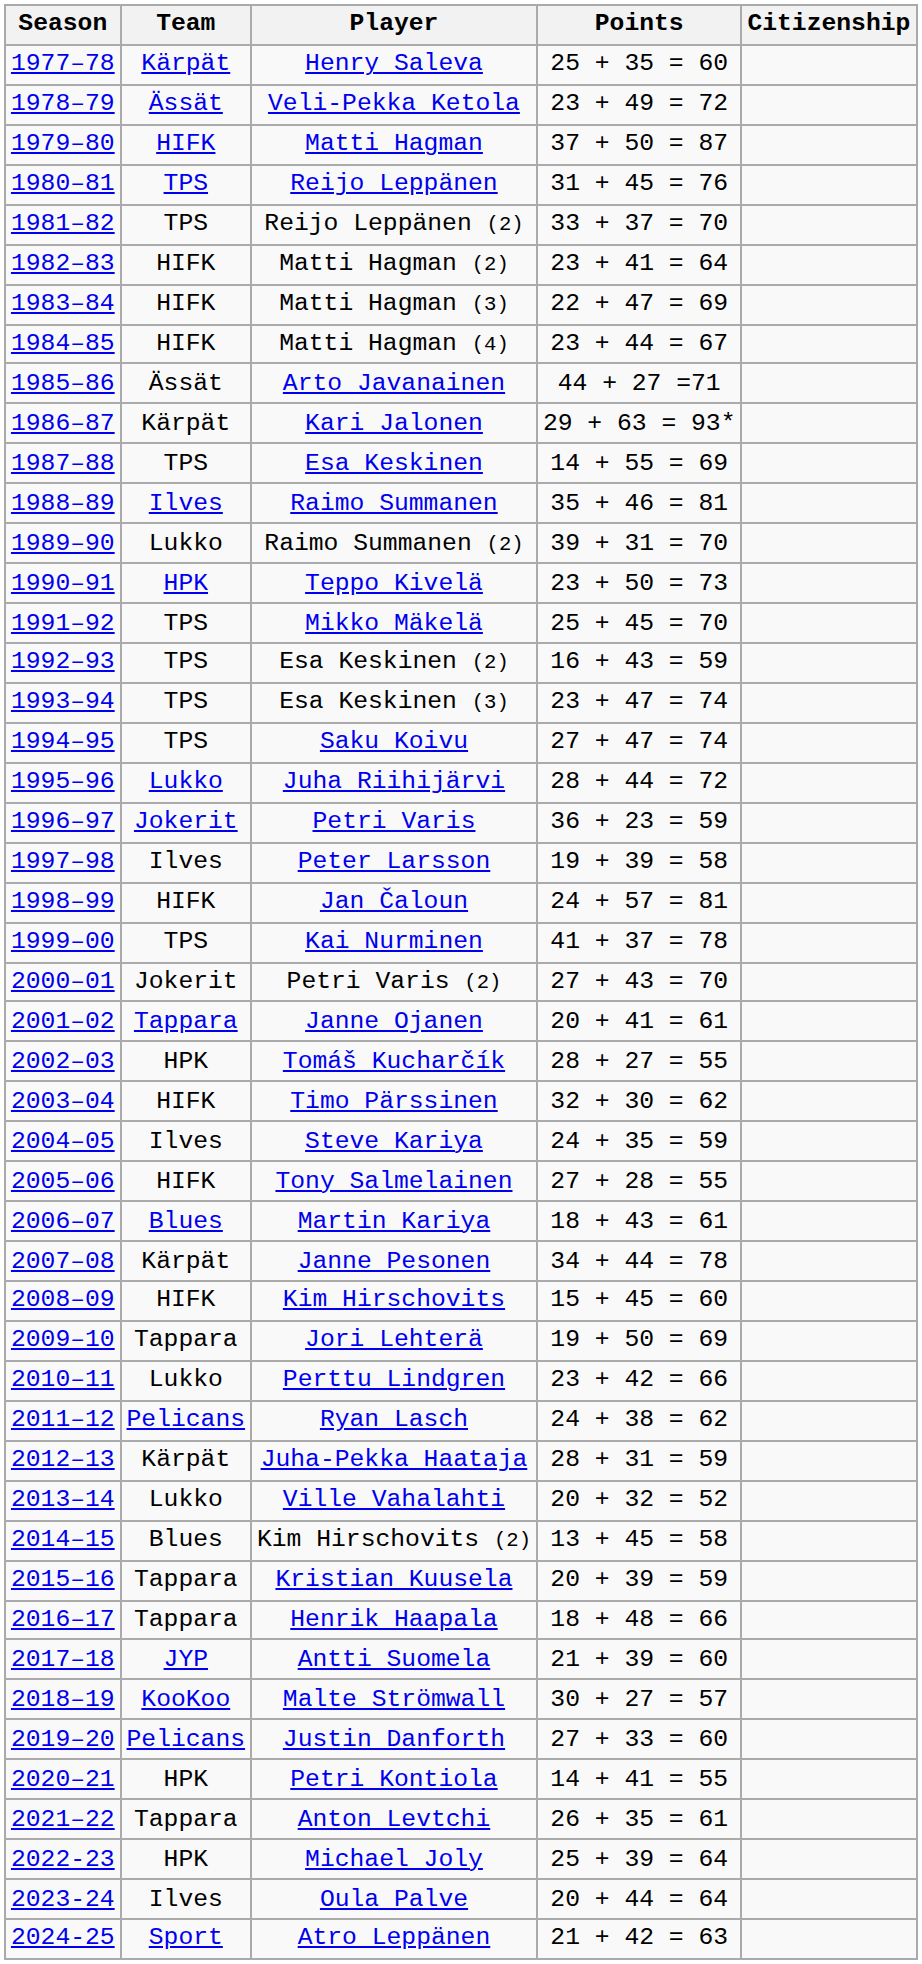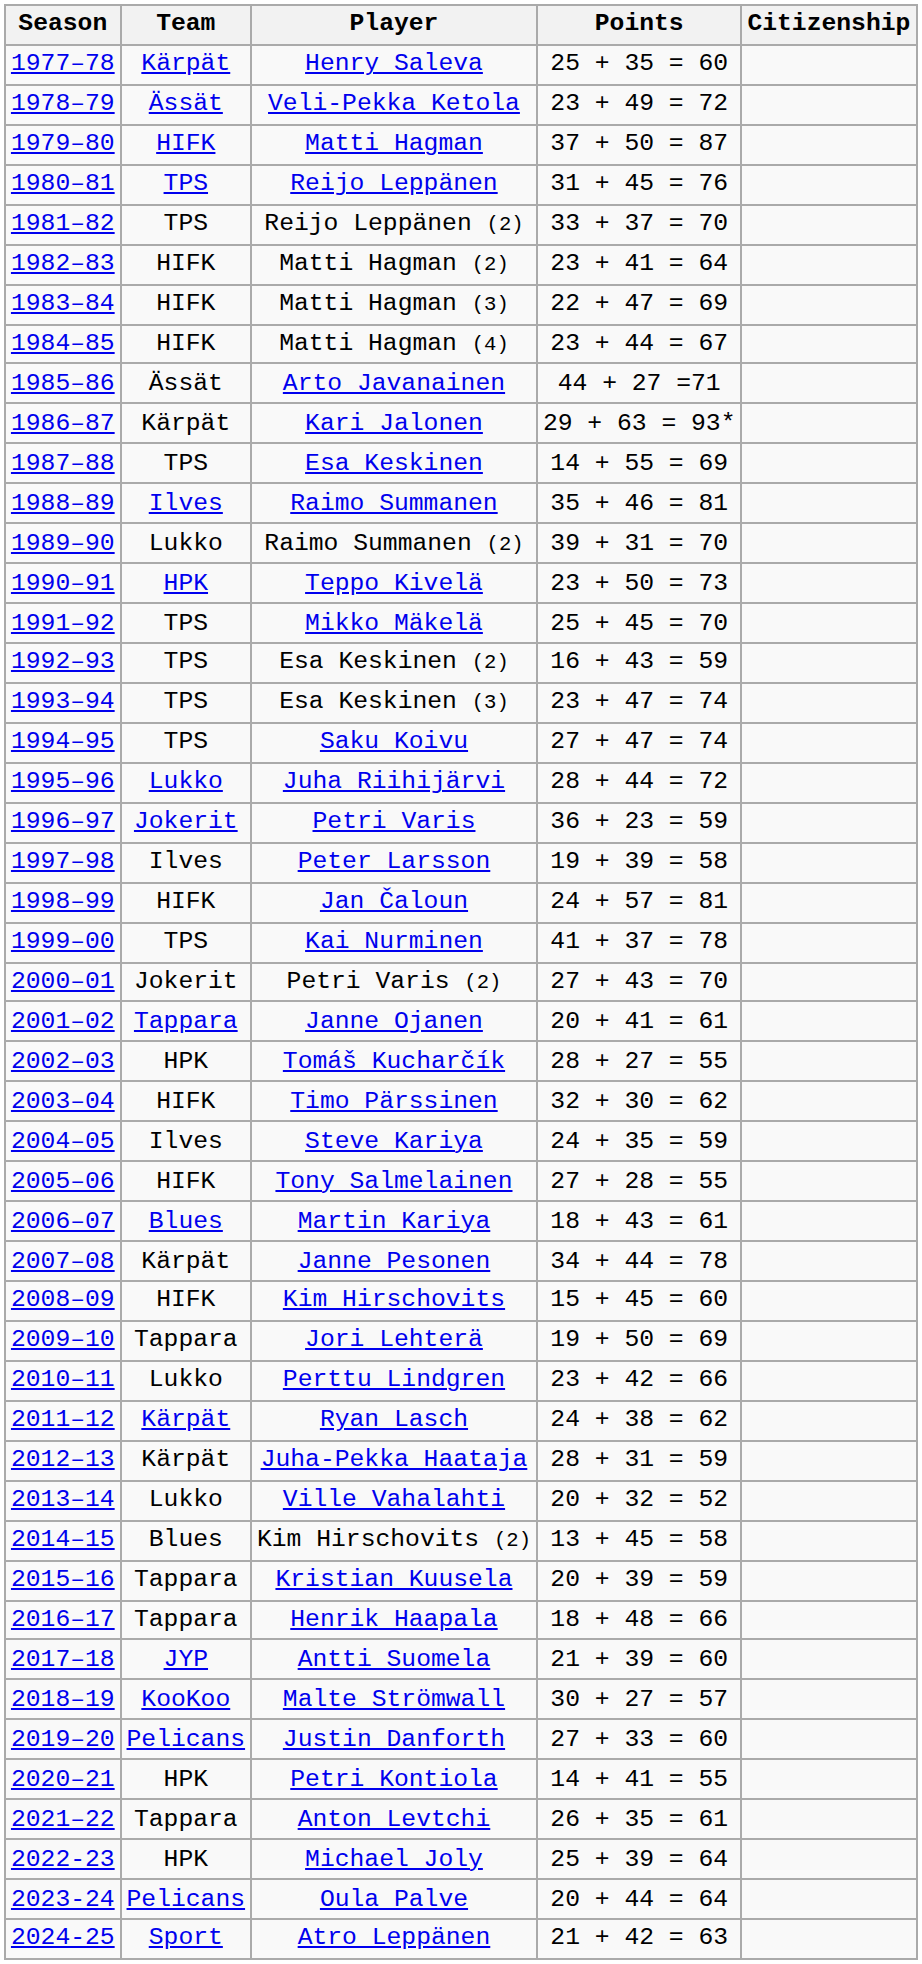(186, 1421) Pelicans -> (186, 1421) Kärpät
(186, 1899) Ilves -> (186, 1899) Pelicans
